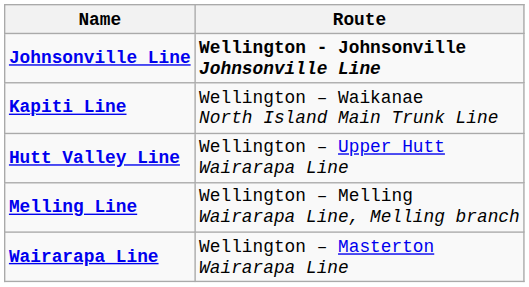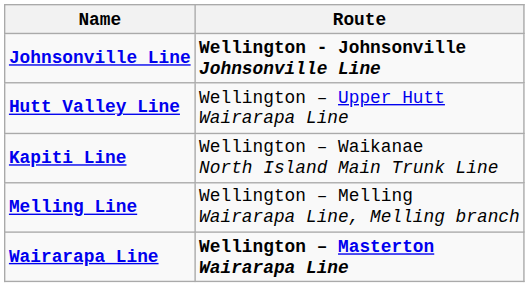rows swapped: (68, 108) <-> (94, 158)
(317, 257) normal -> (317, 257) bold
